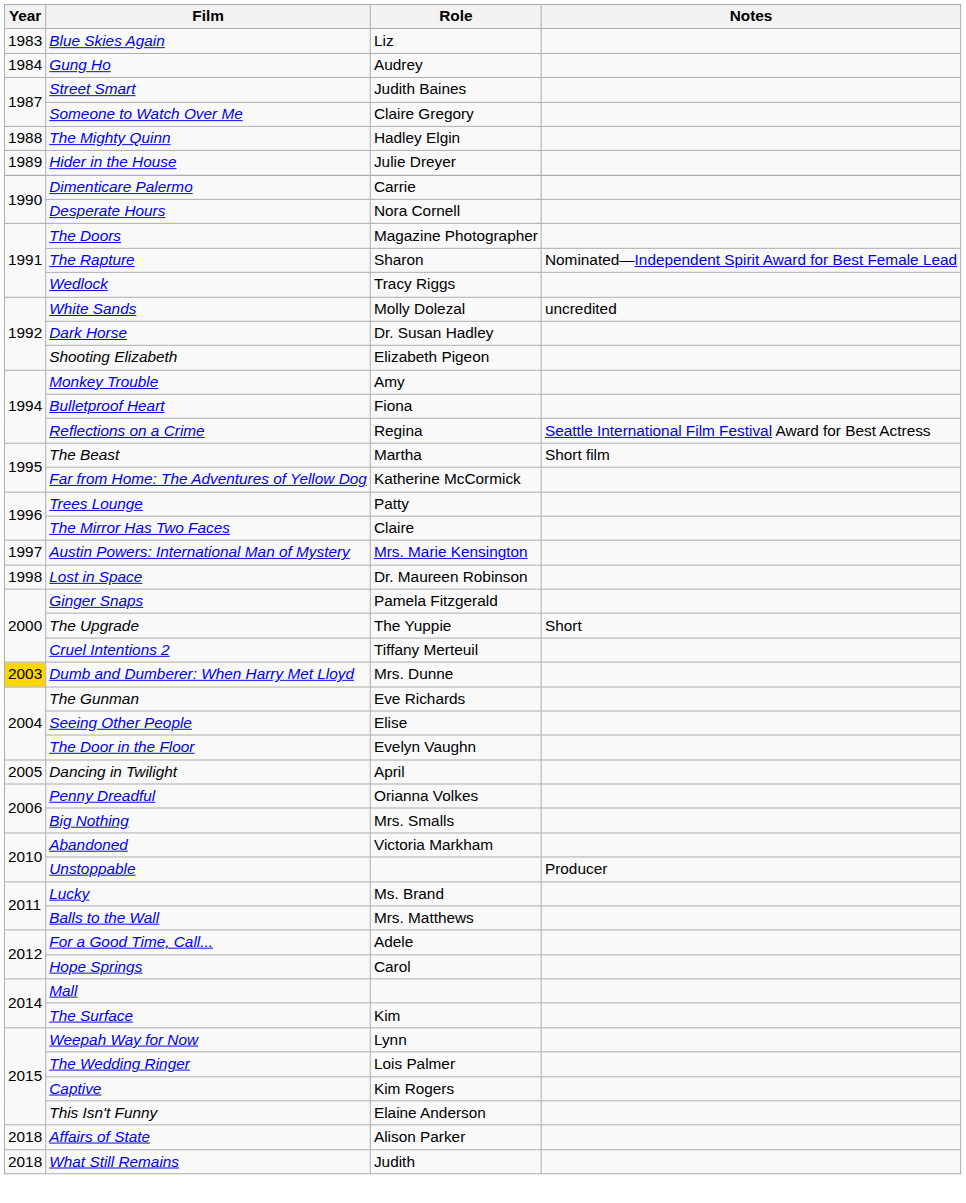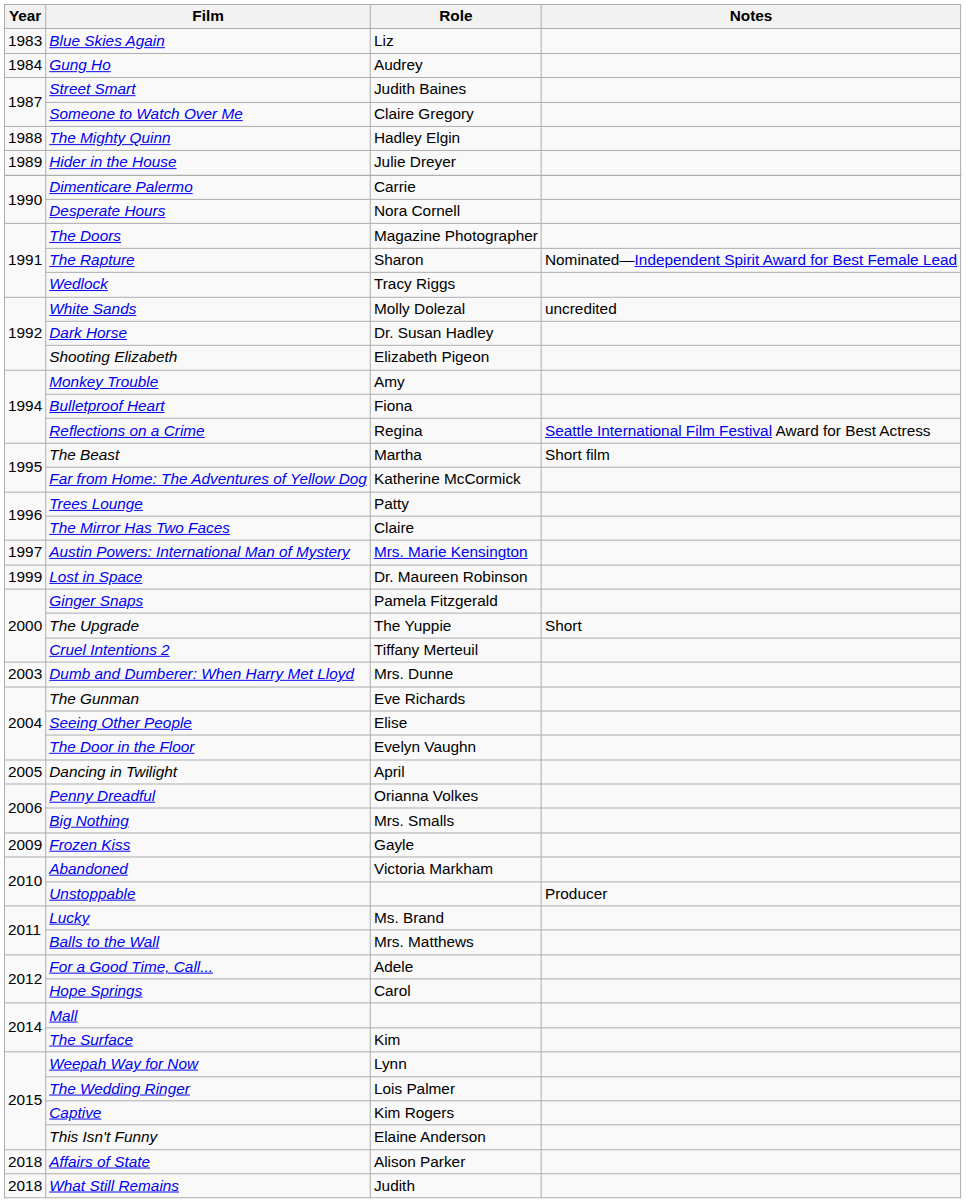(25, 576) 1998 -> (25, 576) 1999
(25, 674) gold background -> (25, 674) no background
+ row: (90, 844)
